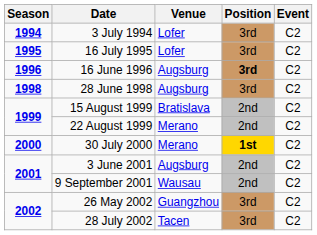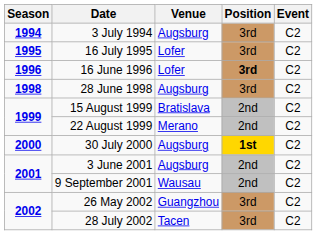(171, 33) Lofer -> (183, 33) Augsburg
(183, 70) Augsburg -> (171, 70) Lofer
(178, 145) Merano -> (183, 145) Augsburg
